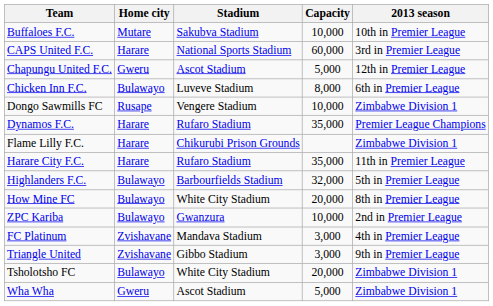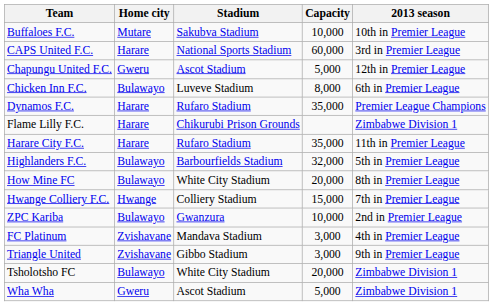- row: (55, 106)
+ row: (58, 198)
